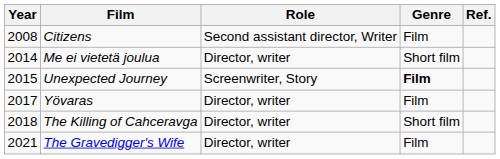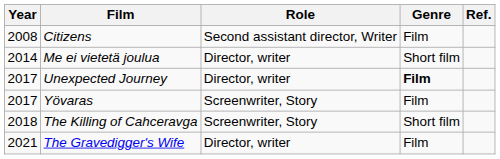(22, 79) 2015 -> (22, 79) 2017
(260, 79) Screenwriter, Story -> (247, 79) Director, writer
(247, 100) Director, writer -> (260, 100) Screenwriter, Story
(247, 121) Director, writer -> (260, 121) Screenwriter, Story
